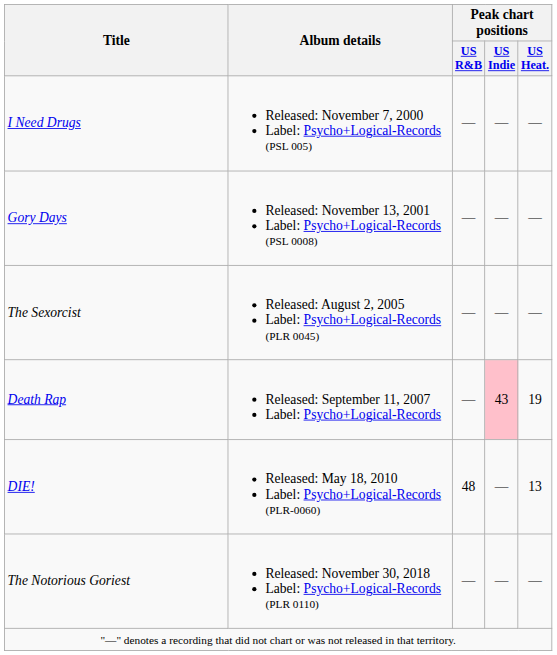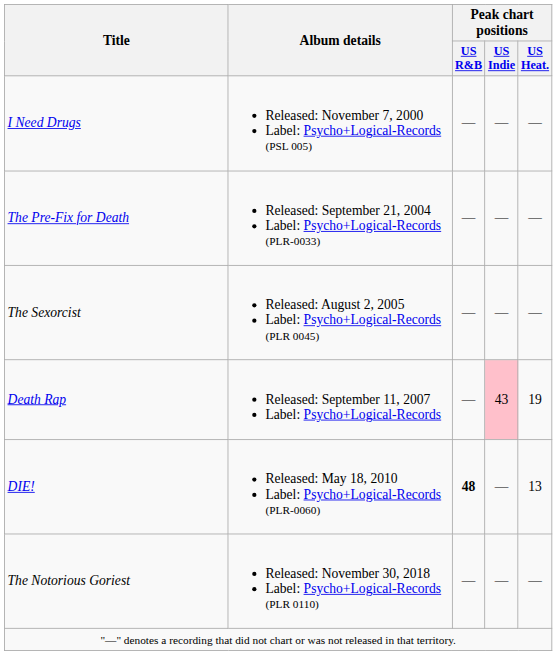- row: (37, 218)
+ row: (68, 218)
(469, 486) normal -> (469, 486) bold
